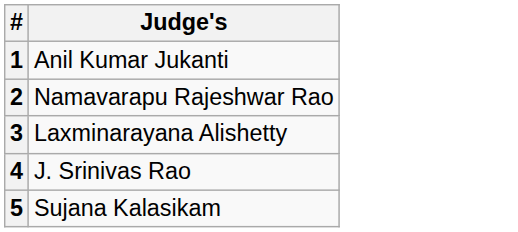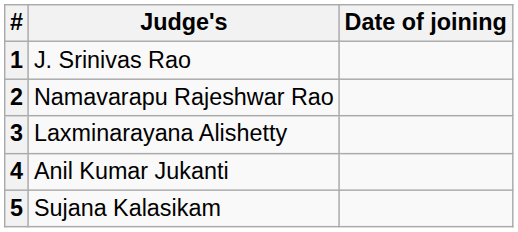+ column: (426, 23)
(131, 60) Anil Kumar Jukanti -> (112, 60) J. Srinivas Rao
(112, 171) J. Srinivas Rao -> (131, 171) Anil Kumar Jukanti
